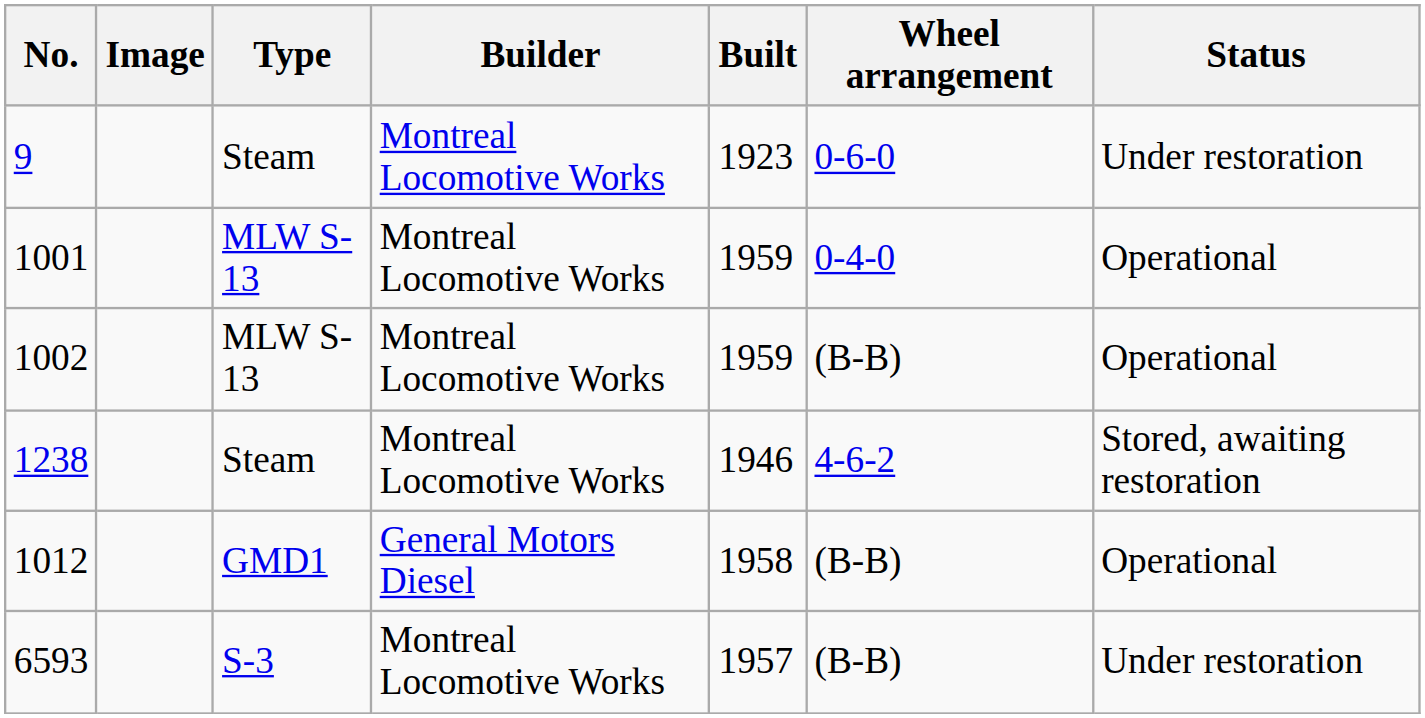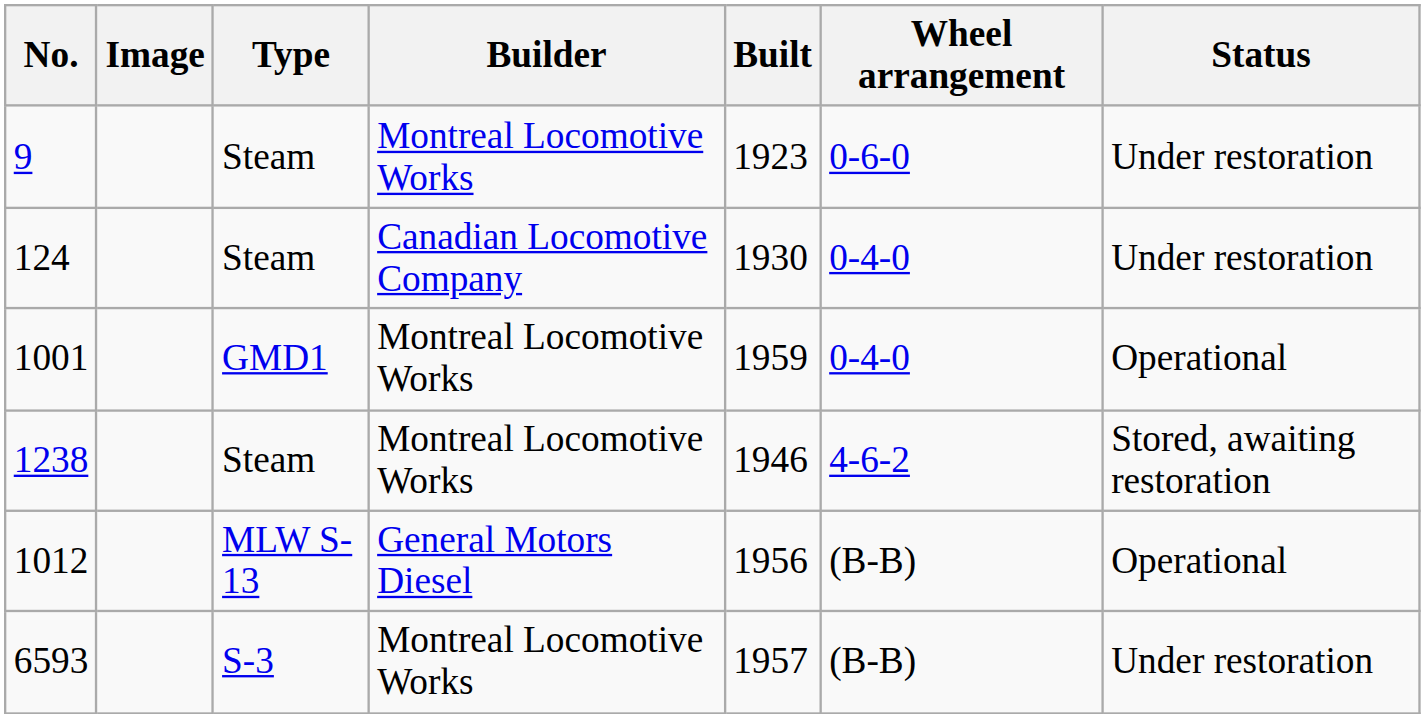+ row: (42, 257)
(287, 257) MLW S-13 -> (275, 358) GMD1
- row: (51, 358)
(275, 560) GMD1 -> (287, 560) MLW S-13
(756, 560) 1958 -> (770, 560) 1956
